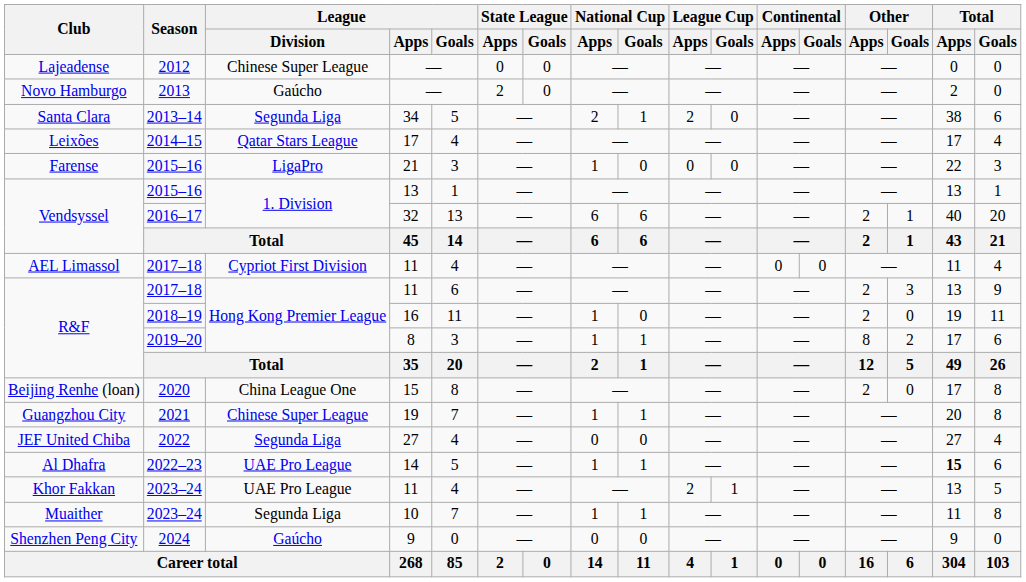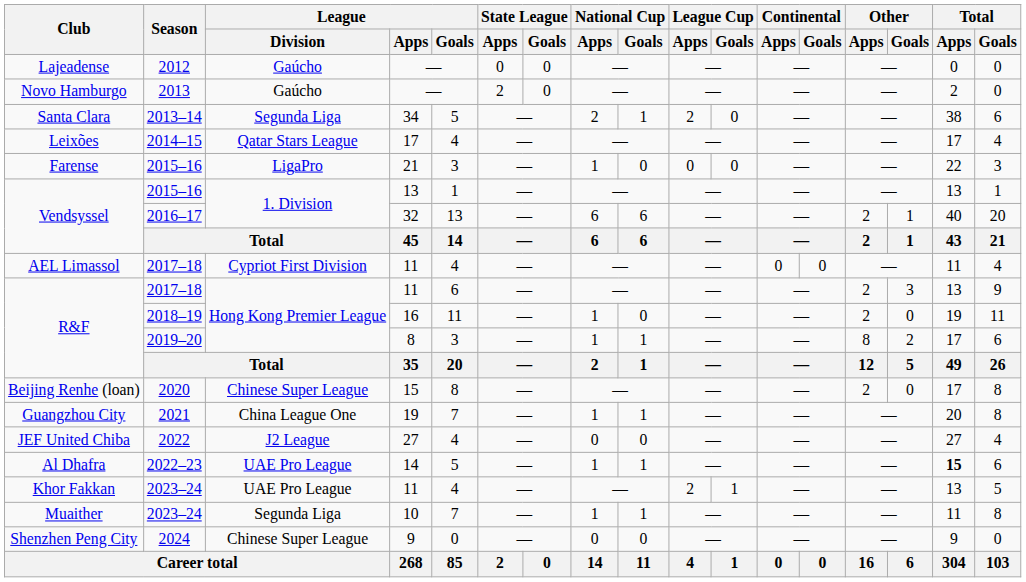(298, 66) Chinese Super League -> (298, 66) Gaúcho
(298, 389) China League One -> (298, 389) Chinese Super League
(298, 414) Chinese Super League -> (298, 414) China League One
(298, 439) Segunda Liga -> (298, 439) J2 League
(298, 539) Gaúcho -> (298, 539) Chinese Super League
